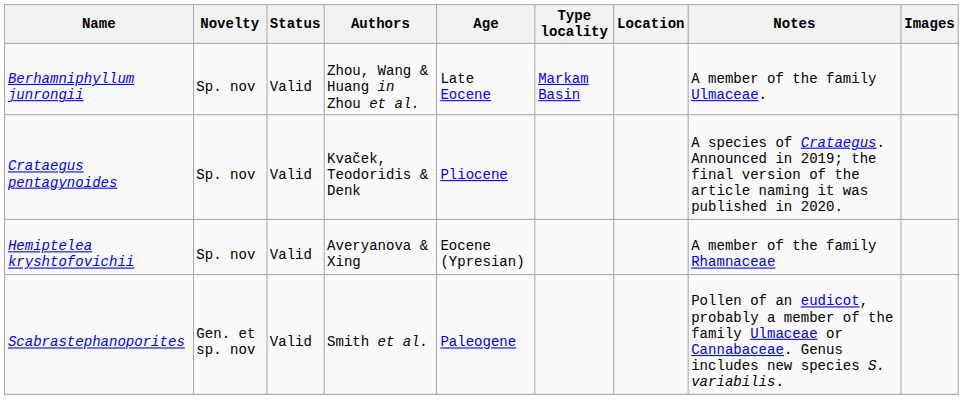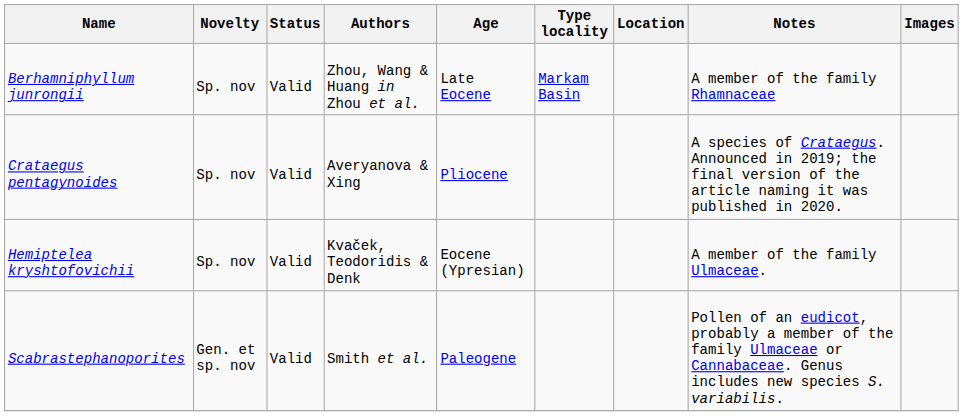(784, 87) A member of the family Ulmaceae. -> (784, 87) A member of the family Rhamnaceae
(378, 175) Kvaček, Teodoridis & Denk -> (378, 175) Averyanova & Xing
(378, 255) Averyanova & Xing -> (378, 263) Kvaček, Teodoridis & Denk
(784, 255) A member of the family Rhamnaceae -> (784, 263) A member of the family Ulmaceae.
